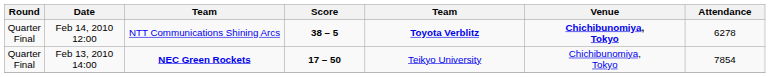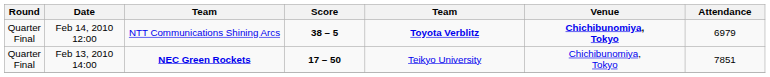(725, 33) 6278 -> (725, 33) 6979
(725, 59) 7854 -> (725, 59) 7851
